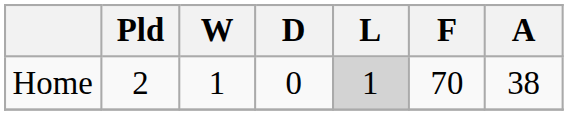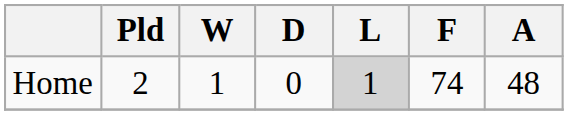(447, 82) 70 -> (447, 82) 74
(524, 82) 38 -> (524, 82) 48
